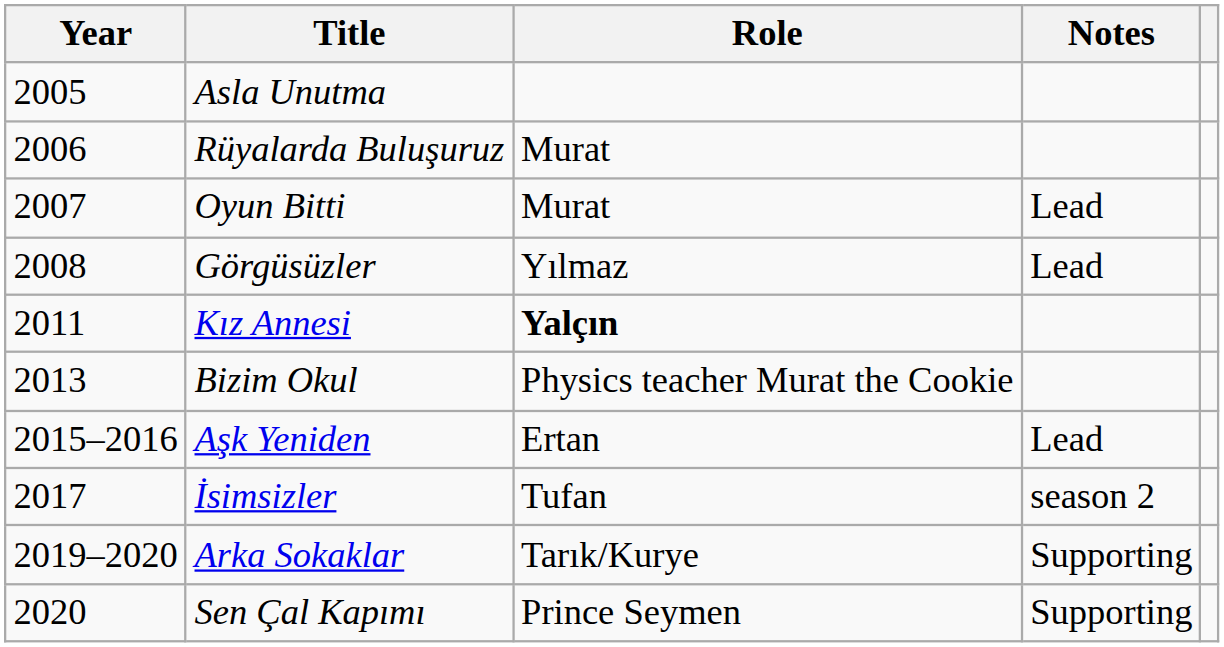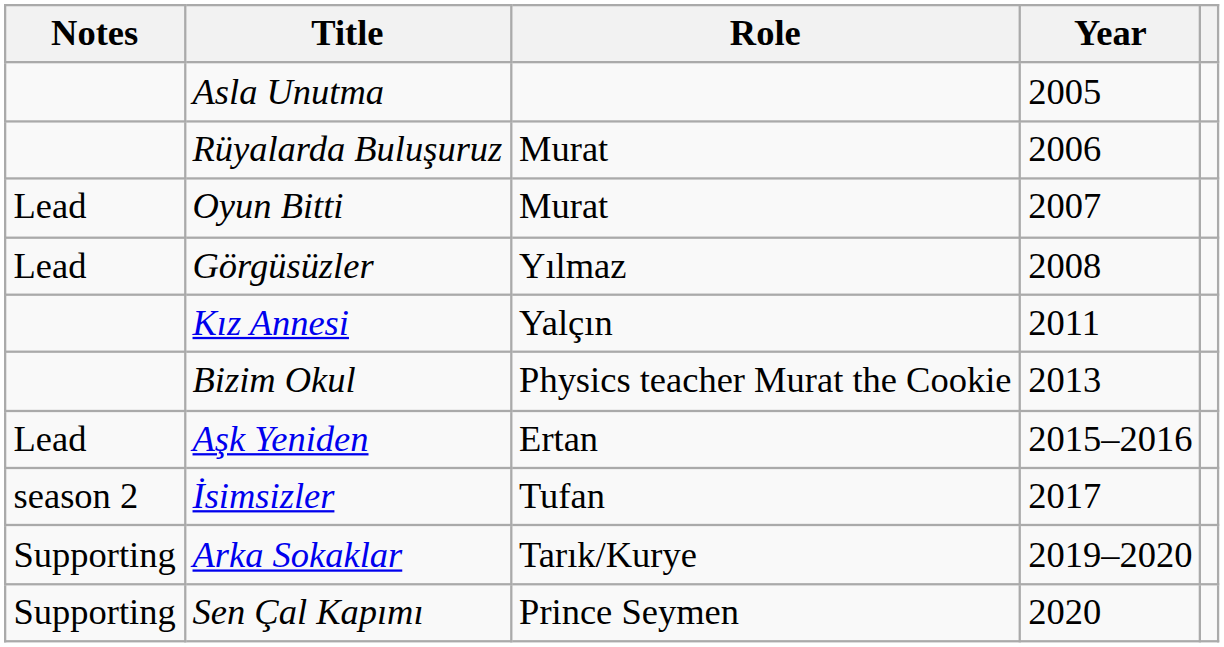columns swapped: (96, 33) <-> (1111, 33)
(570, 322) bold -> (566, 322) normal
